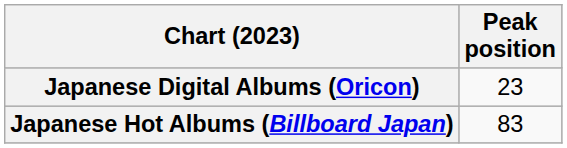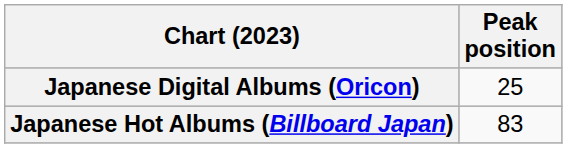(510, 86) 23 -> (510, 86) 25
